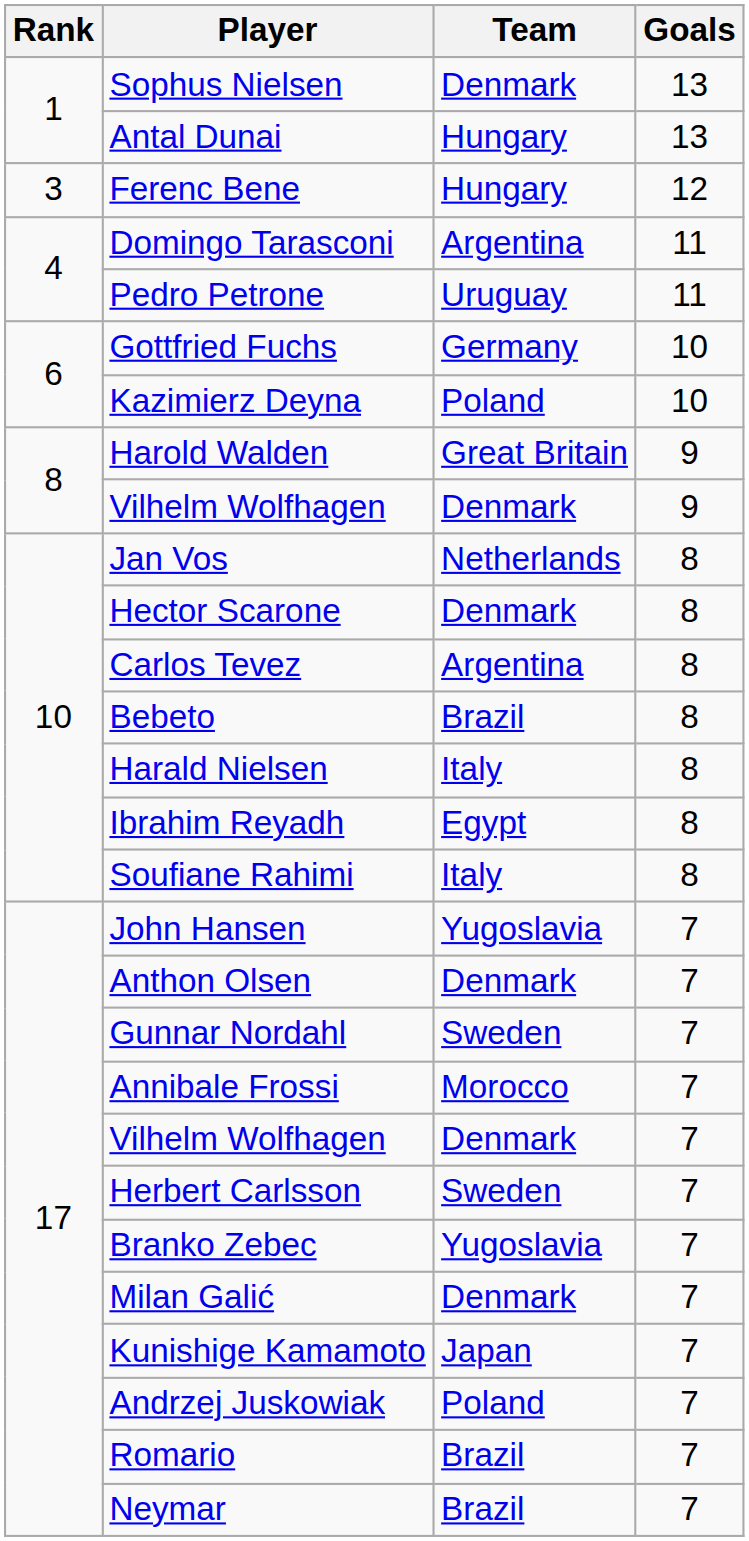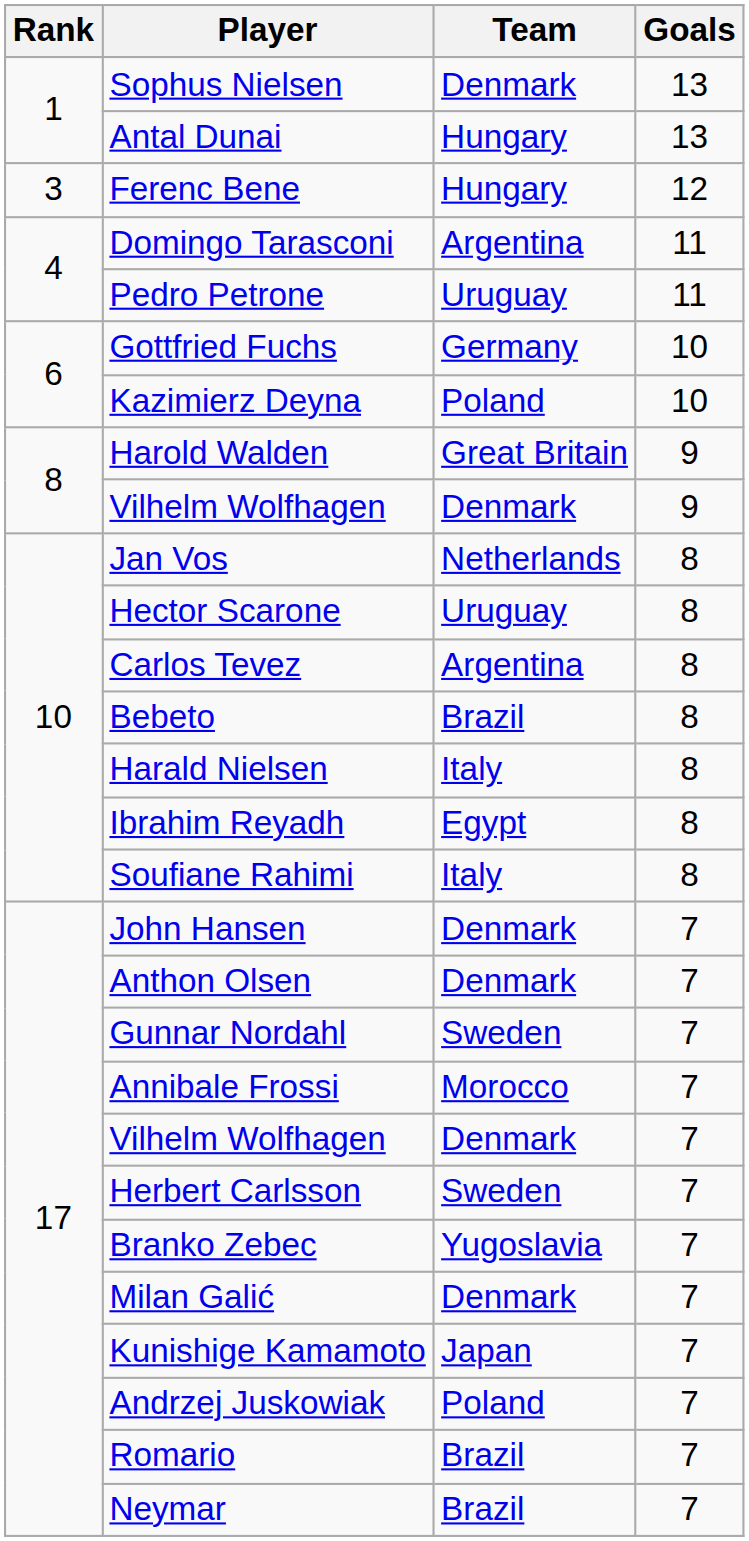(509, 611) Denmark -> (504, 611) Uruguay
(522, 928) Yugoslavia -> (509, 928) Denmark
